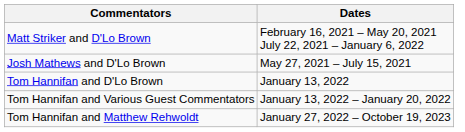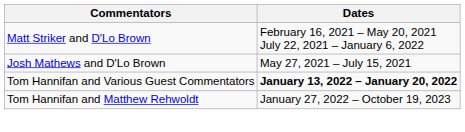- row: (85, 81)
(355, 99) normal -> (359, 81) bold
